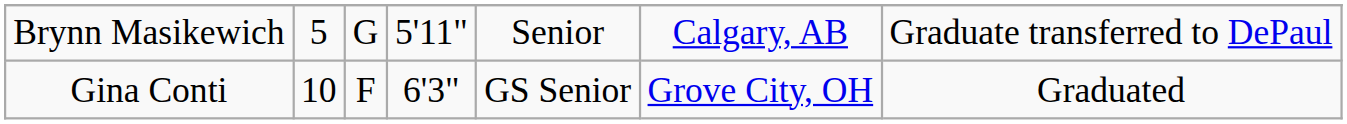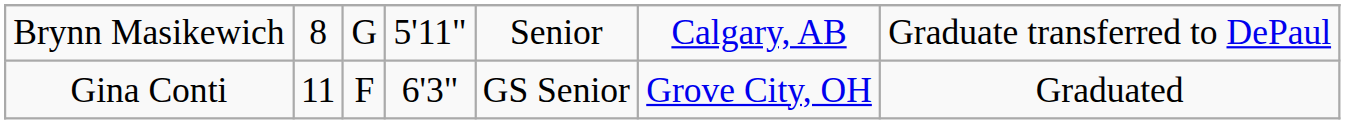(319, 32) 5 -> (318, 32) 8
(319, 88) 10 -> (318, 88) 11
